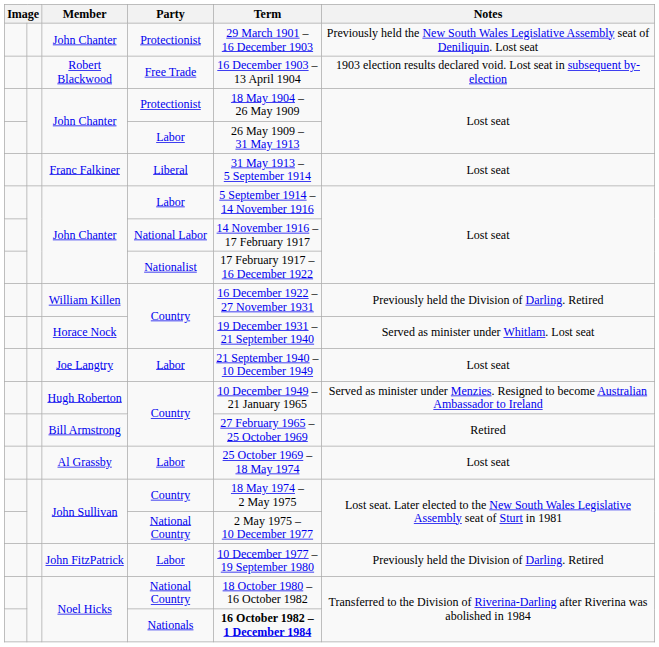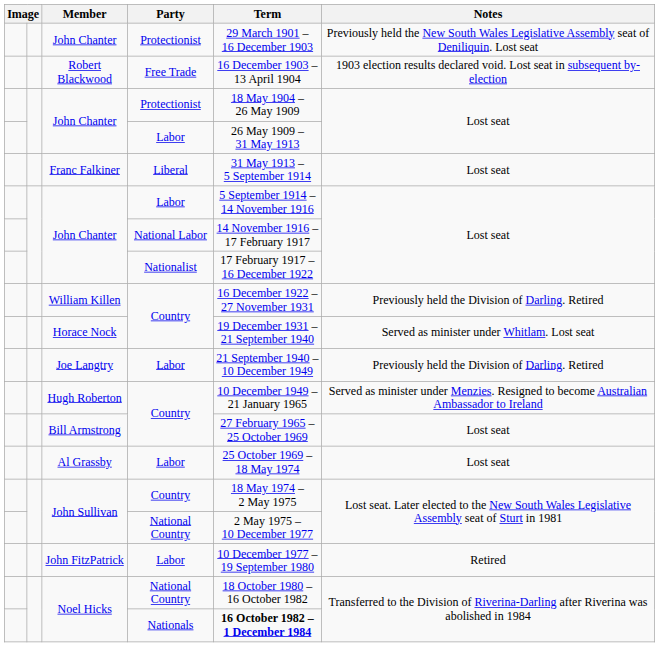(488, 365) Lost seat -> (488, 365) Previously held the Division of Darling. Retired
(488, 430) Retired -> (488, 430) Lost seat
(488, 560) Previously held the Division of Darling. Retired -> (488, 560) Retired
